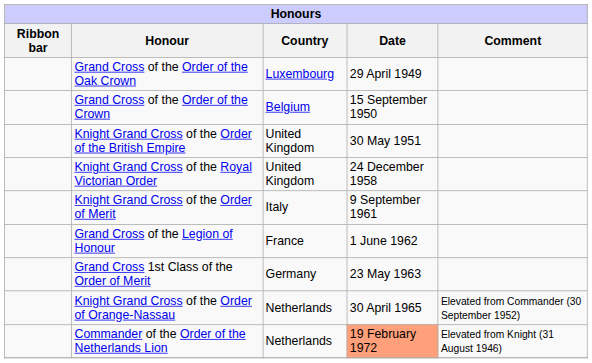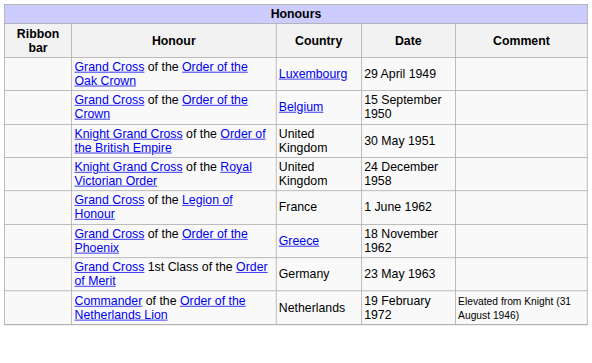- row: (163, 207)
+ row: (161, 241)
- row: (163, 307)
(383, 341) lightsalmon background -> (397, 307) no background
